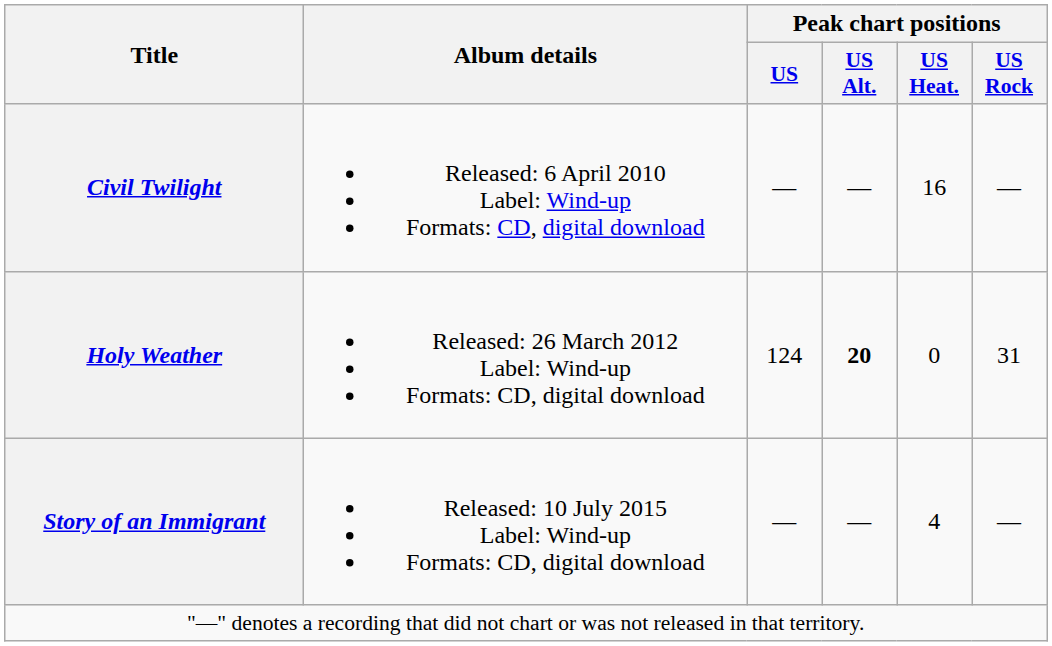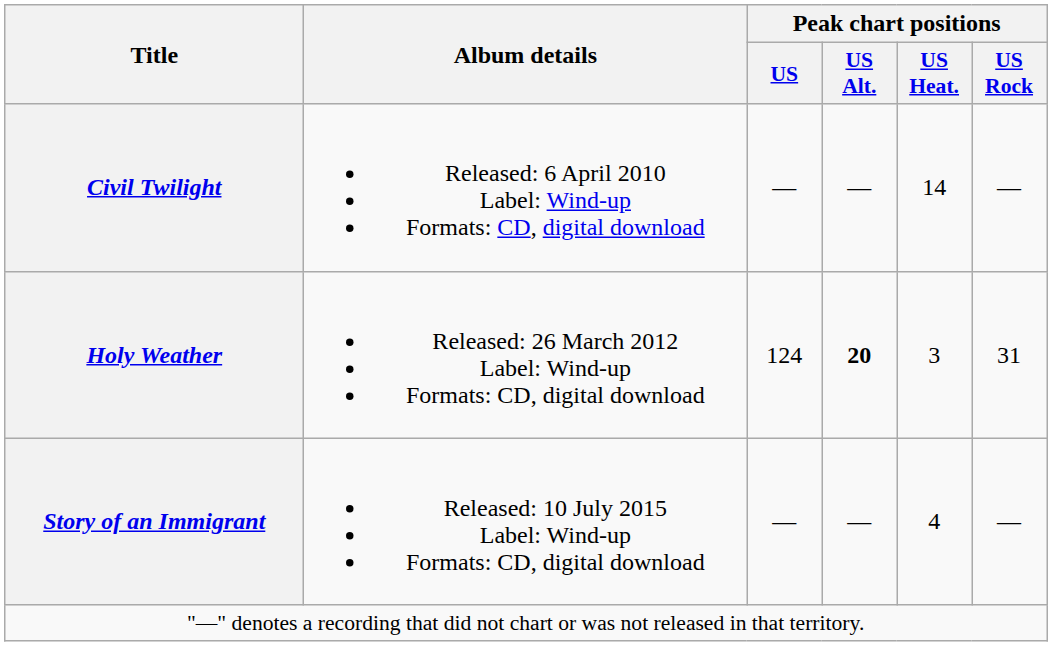(934, 187) 16 -> (934, 187) 14
(934, 354) 0 -> (934, 354) 3
